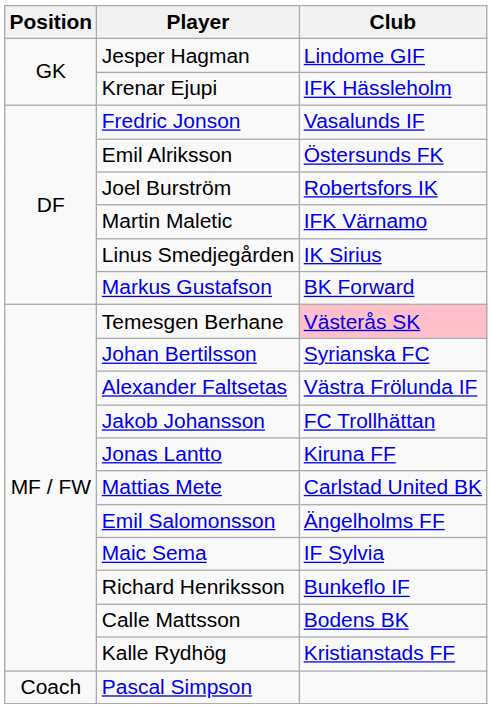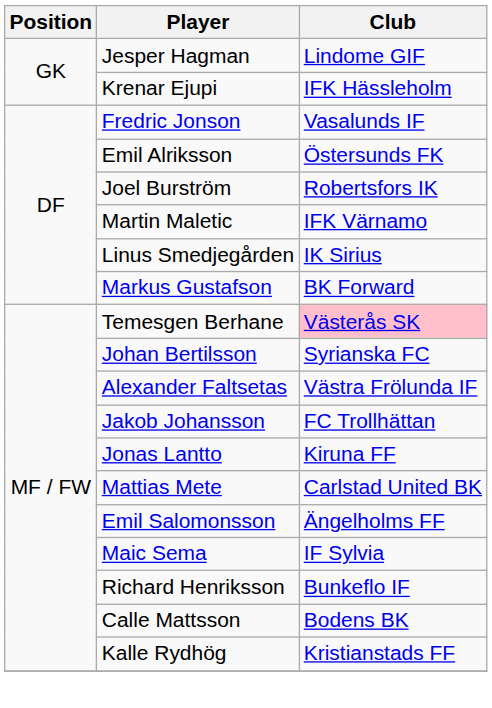- row: (177, 686)
